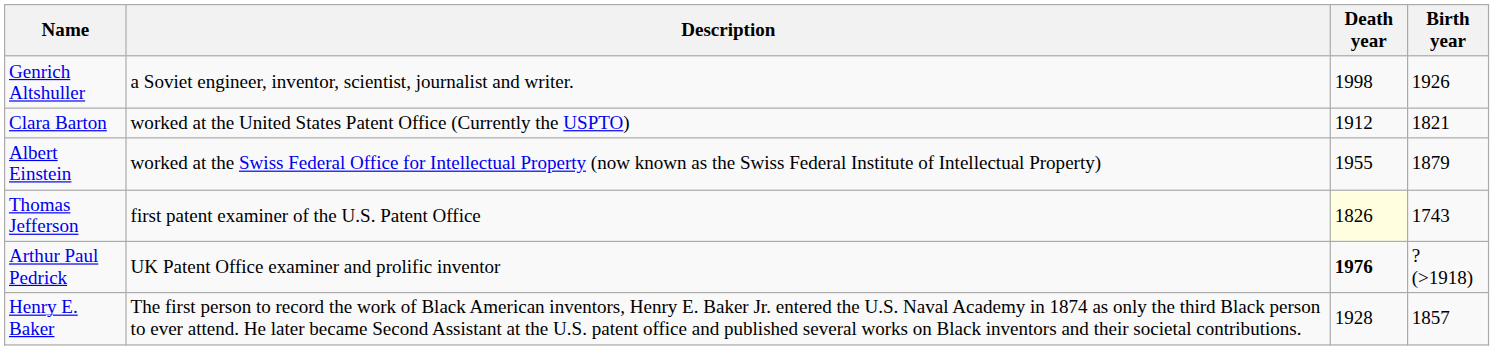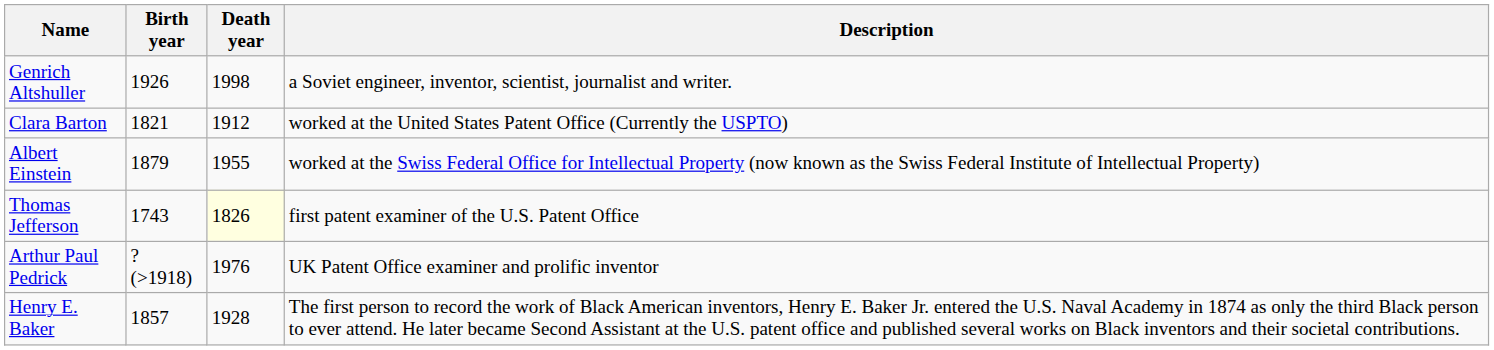columns swapped: (1448, 30) <-> (728, 30)
(1354, 266) bold -> (231, 266) normal
